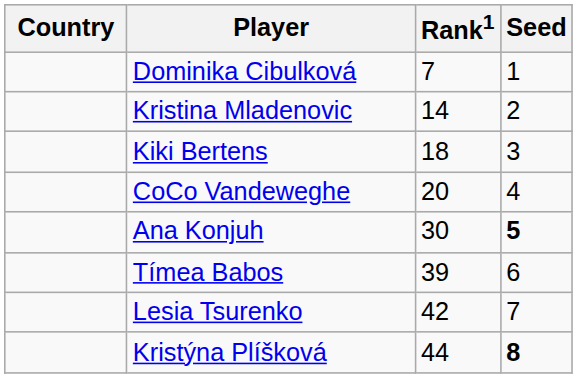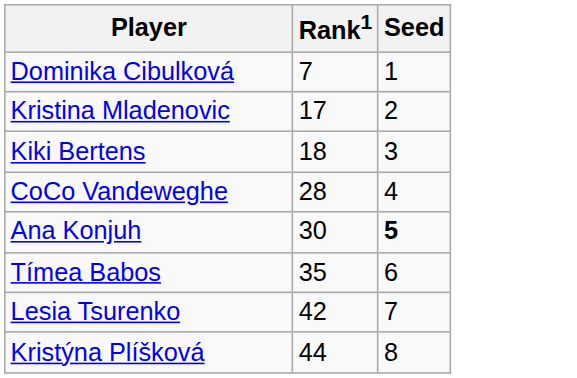- column: (66, 27)
(435, 111) 14 -> (313, 111) 17
(435, 191) 20 -> (313, 191) 28
(435, 271) 39 -> (313, 271) 35
(513, 352) bold -> (391, 352) normal
